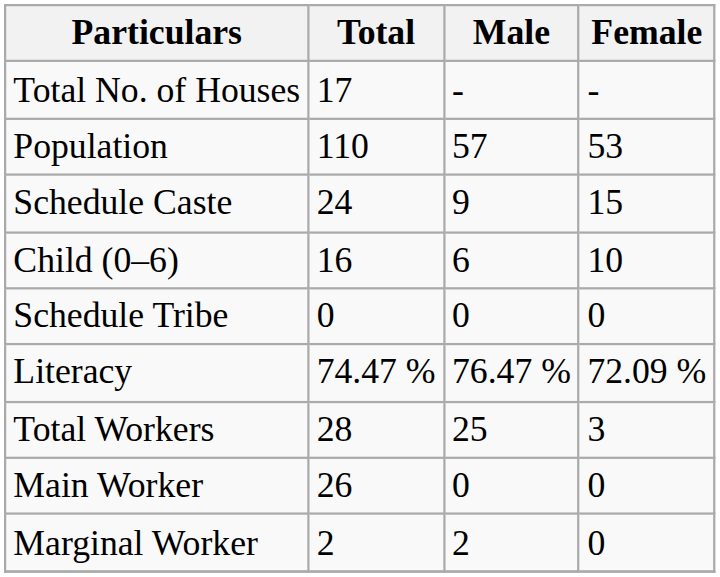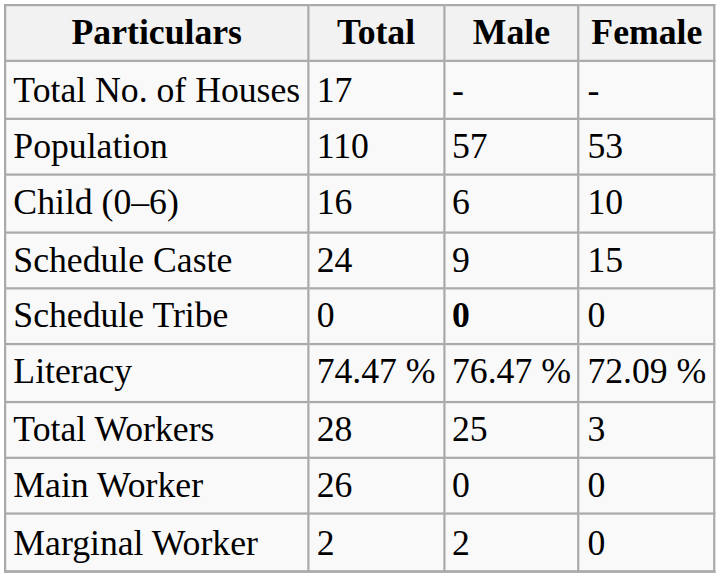rows swapped: (96, 259) <-> (123, 202)
(461, 315) normal -> (461, 315) bold
